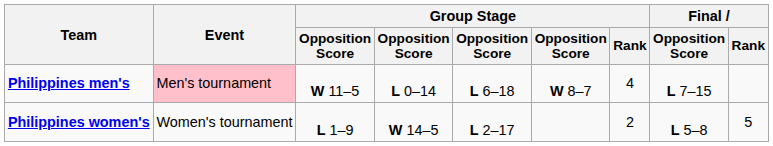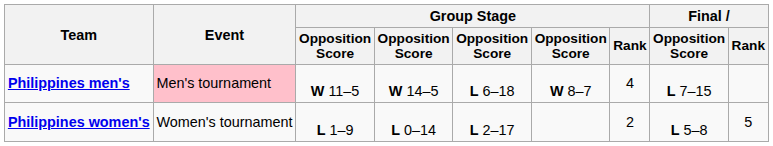(414, 91) L 0–14 -> (414, 91) W 14–5
(414, 130) W 14–5 -> (414, 130) L 0–14
